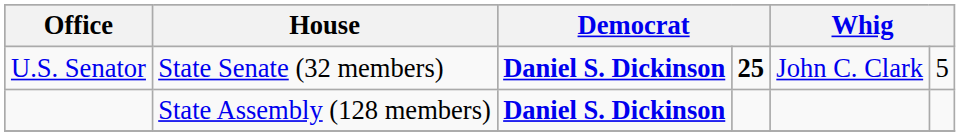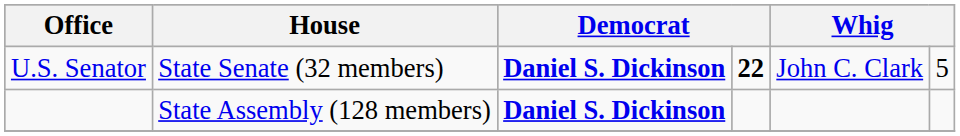(751, 67) 25 -> (751, 67) 22
